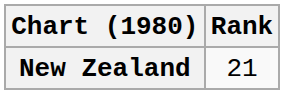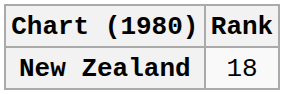(242, 69) 21 -> (242, 69) 18
